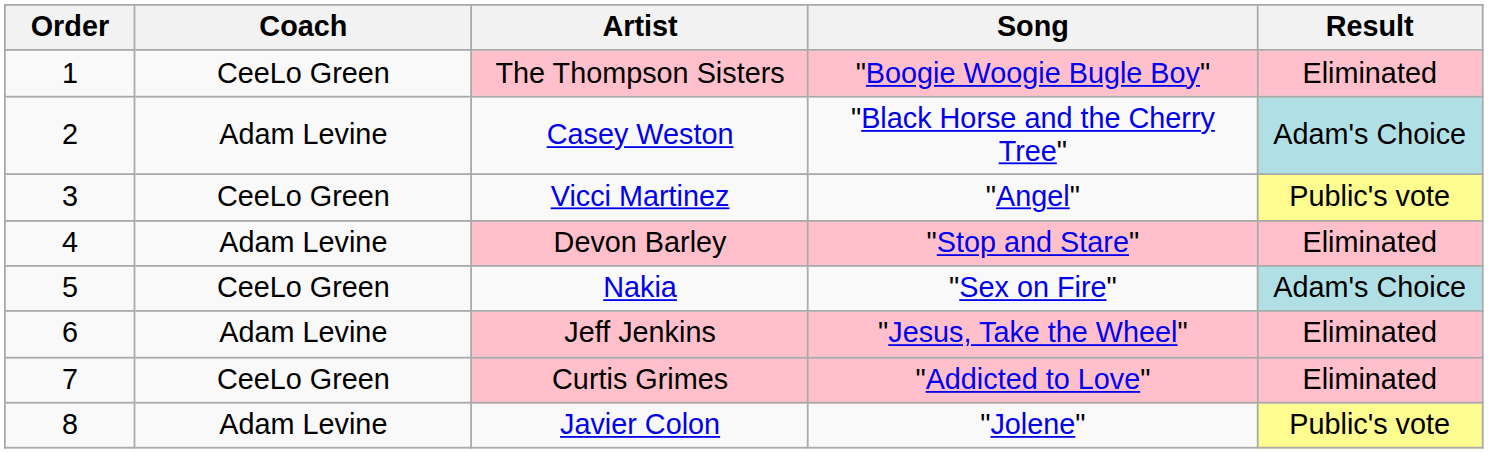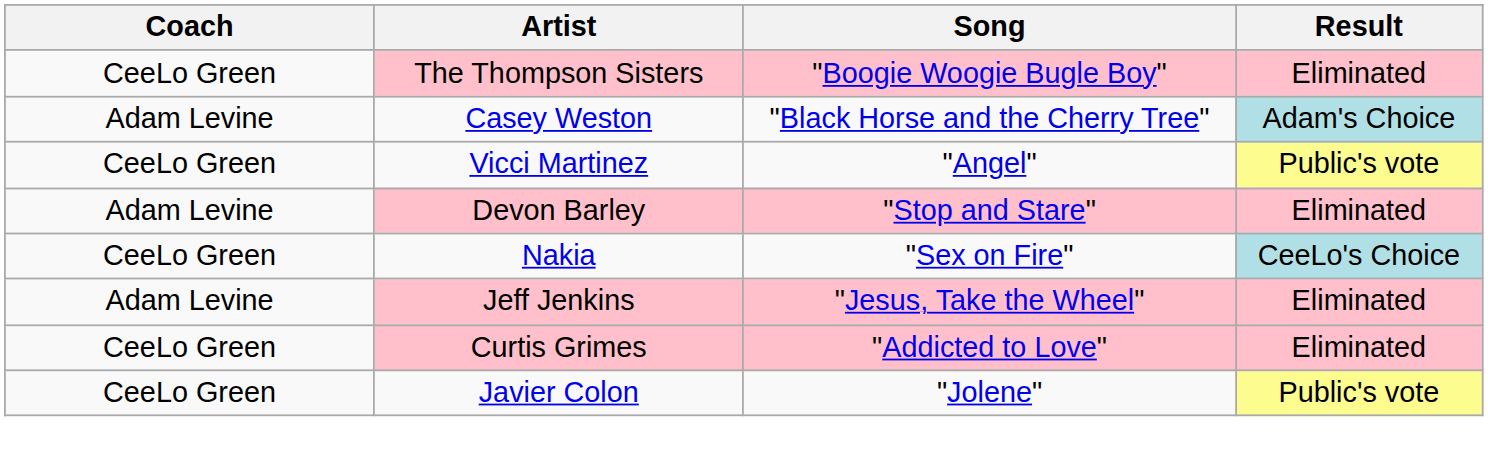- column: (70, 27)
(1370, 288) Adam's Choice -> (1359, 255) CeeLo's Choice
(303, 425) Adam Levine -> (190, 392) CeeLo Green
